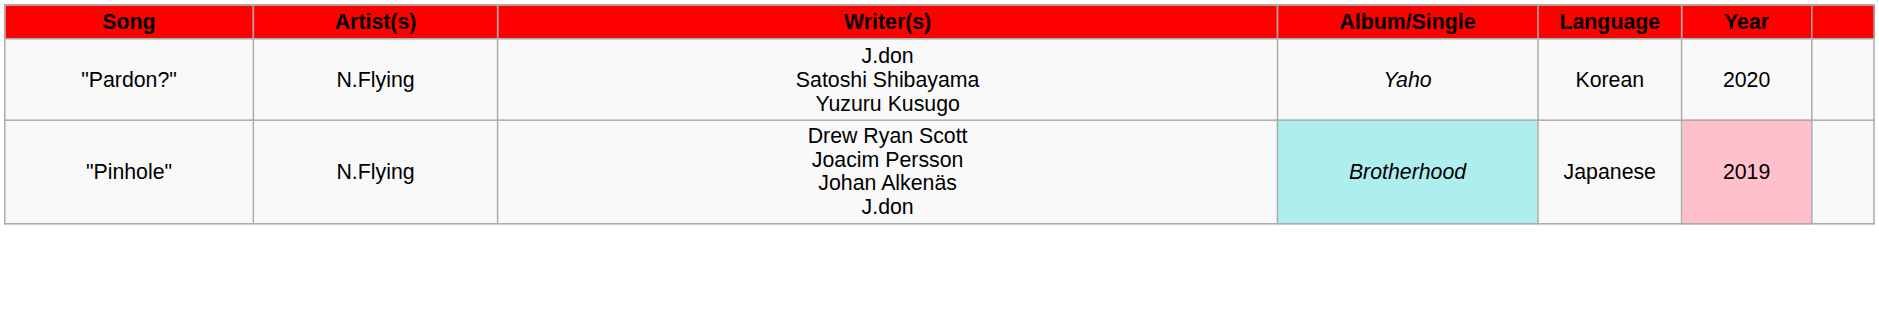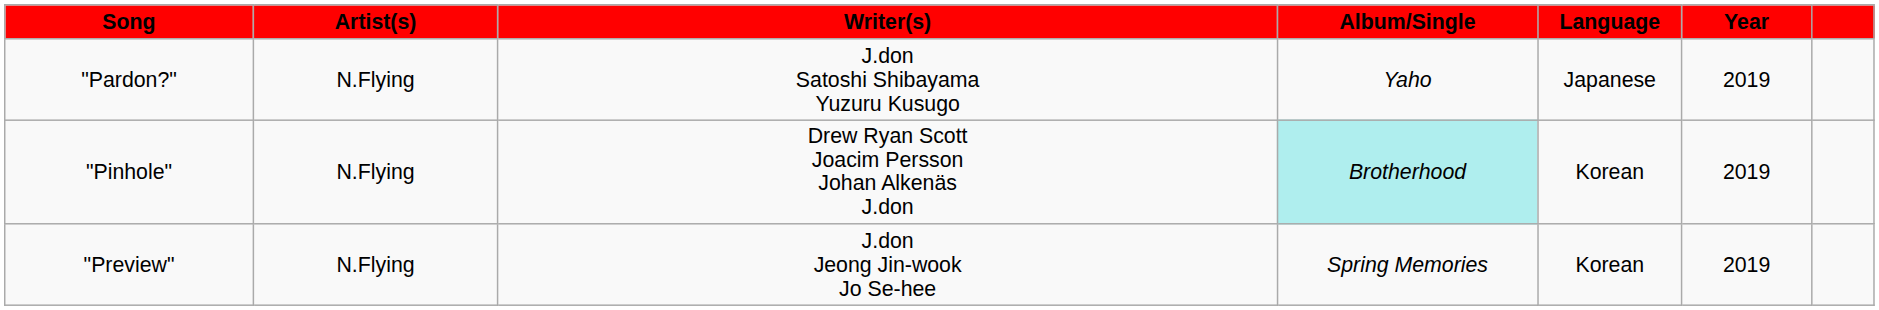(1610, 79) Korean -> (1610, 79) Japanese
(1747, 79) 2020 -> (1747, 79) 2019
(1610, 172) Japanese -> (1610, 172) Korean
(1747, 172) pink background -> (1747, 172) no background
+ row: (129, 265)
